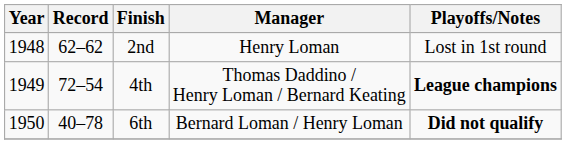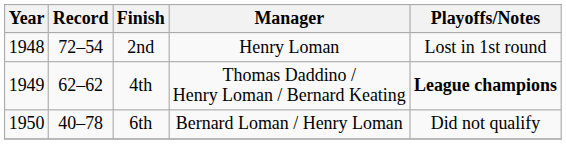(81, 47) 62–62 -> (81, 47) 72–54
(81, 85) 72–54 -> (81, 85) 62–62
(485, 124) bold -> (485, 124) normal
